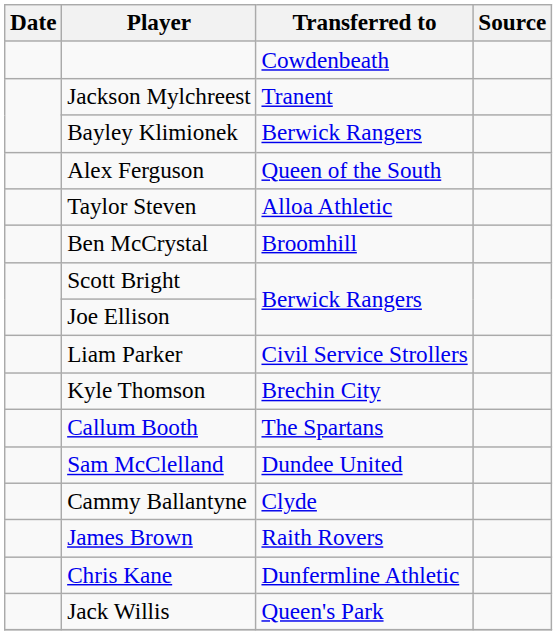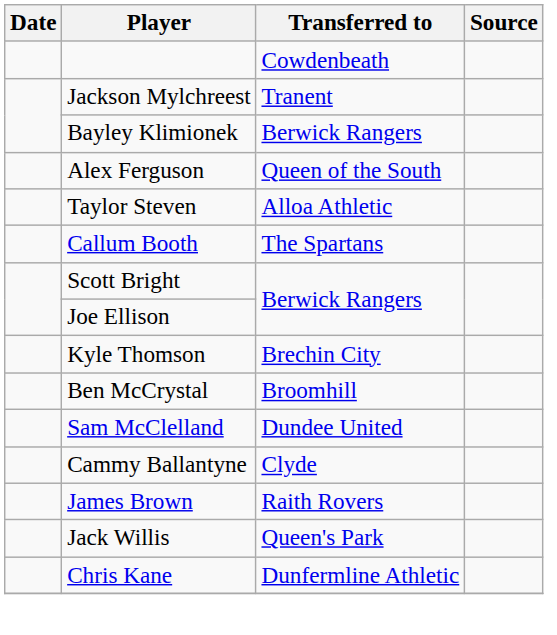rows swapped: (138, 243) <-> (133, 427)
- row: (125, 354)
rows swapped: (120, 574) <-> (118, 611)
